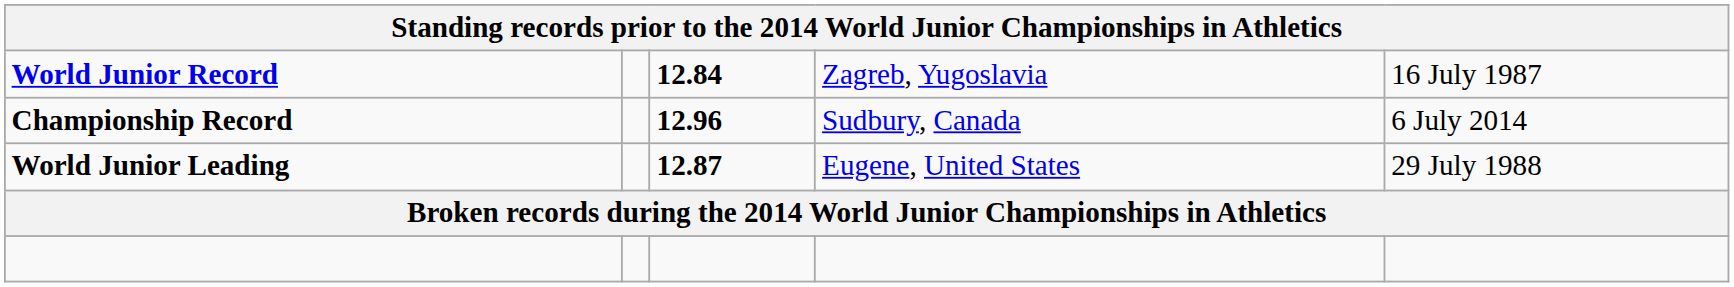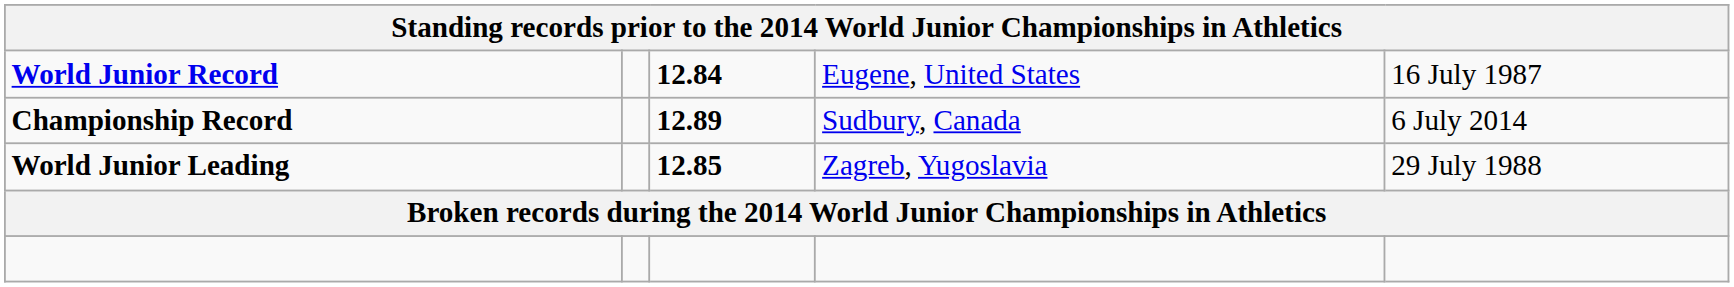(935, 73) Zagreb, Yugoslavia -> (951, 73) Eugene, United States
(689, 119) 12.96 -> (689, 119) 12.89
(689, 166) 12.87 -> (689, 166) 12.85
(951, 166) Eugene, United States -> (935, 166) Zagreb, Yugoslavia
